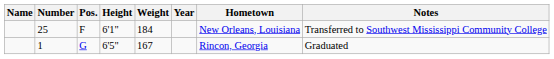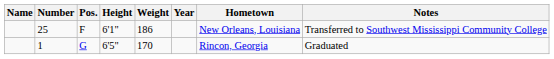(145, 29) 184 -> (145, 29) 186
(145, 45) 167 -> (145, 45) 170
